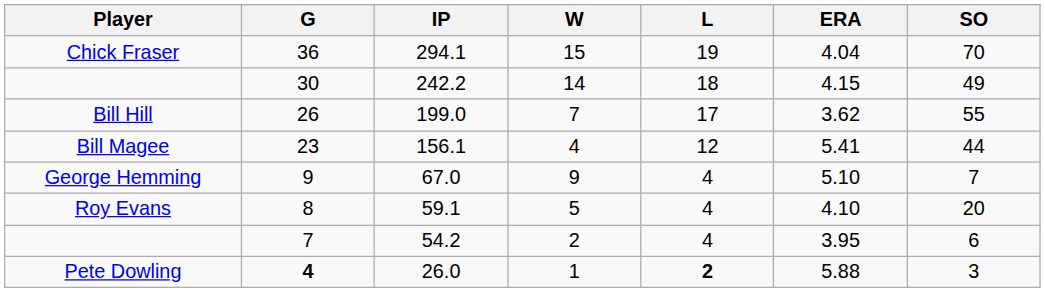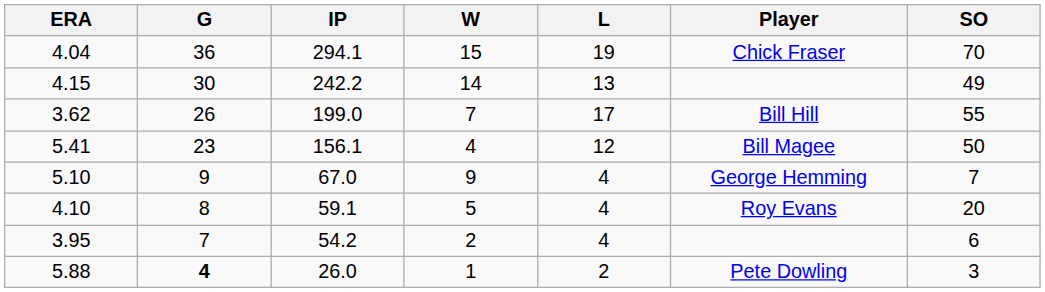columns swapped: (123, 20) <-> (841, 20)
(707, 83) 18 -> (604, 83) 13
(974, 146) 44 -> (974, 146) 50
(707, 271) bold -> (604, 271) normal
